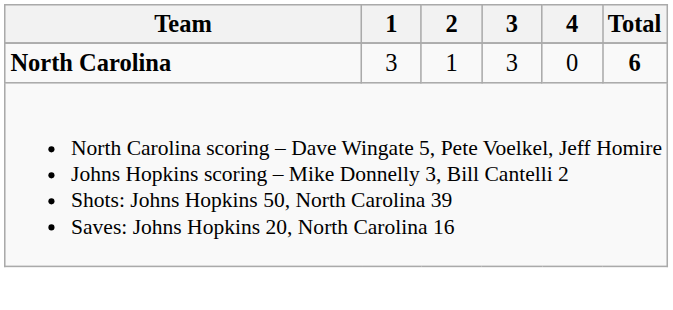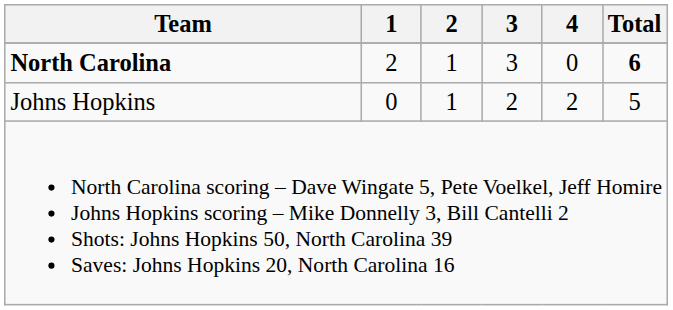(391, 62) 3 -> (391, 62) 2
+ row: (83, 101)
